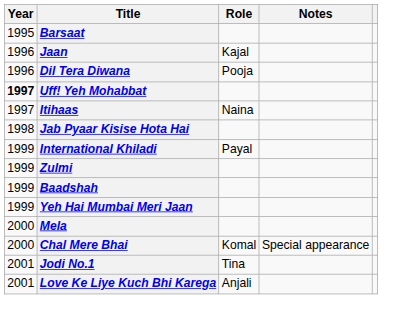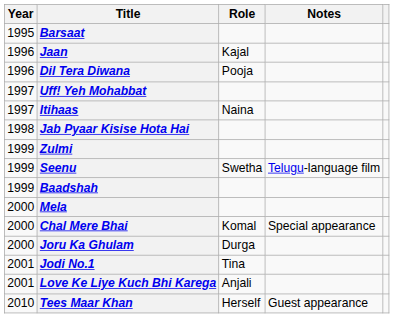(21, 91) bold -> (21, 91) normal
- row: (98, 149)
+ row: (58, 168)
- row: (116, 206)
+ row: (87, 245)
+ row: (86, 303)
